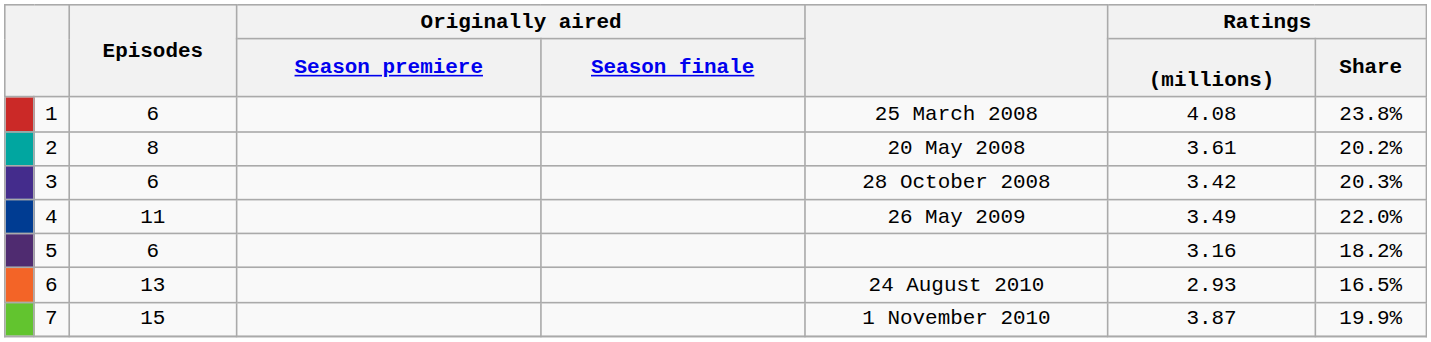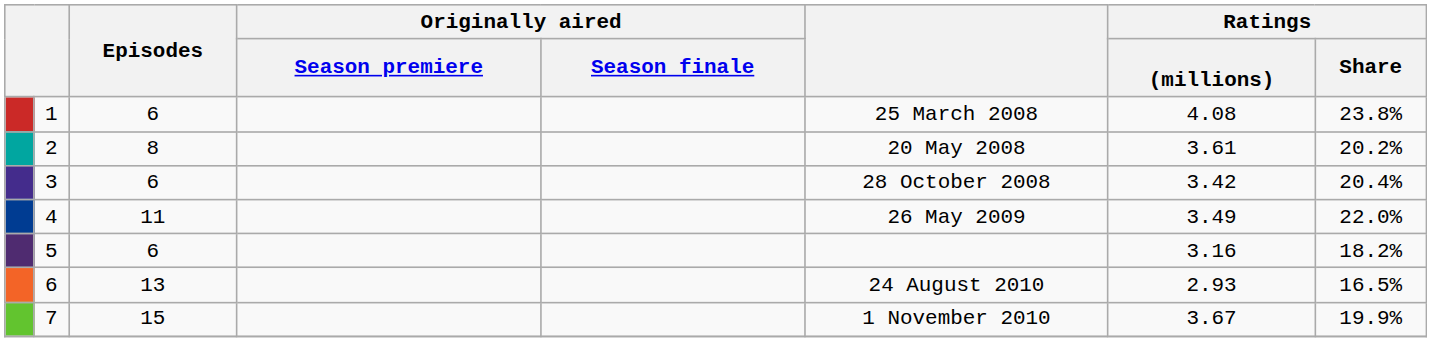(1371, 182) 20.3% -> (1371, 182) 20.4%
(1212, 319) 3.87 -> (1212, 319) 3.67
